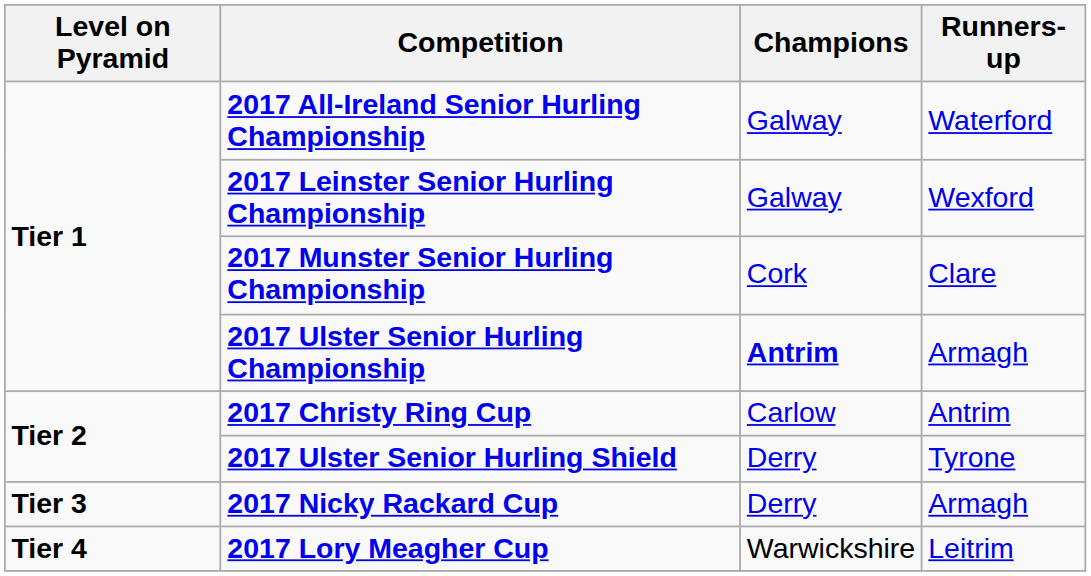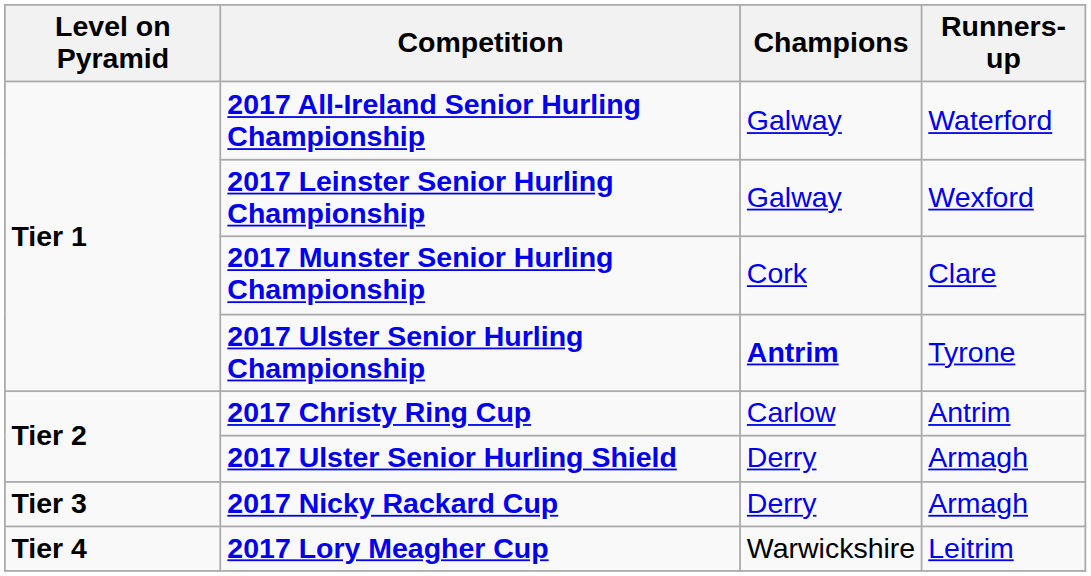(978, 351) Armagh -> (972, 351) Tyrone
(972, 458) Tyrone -> (978, 458) Armagh
